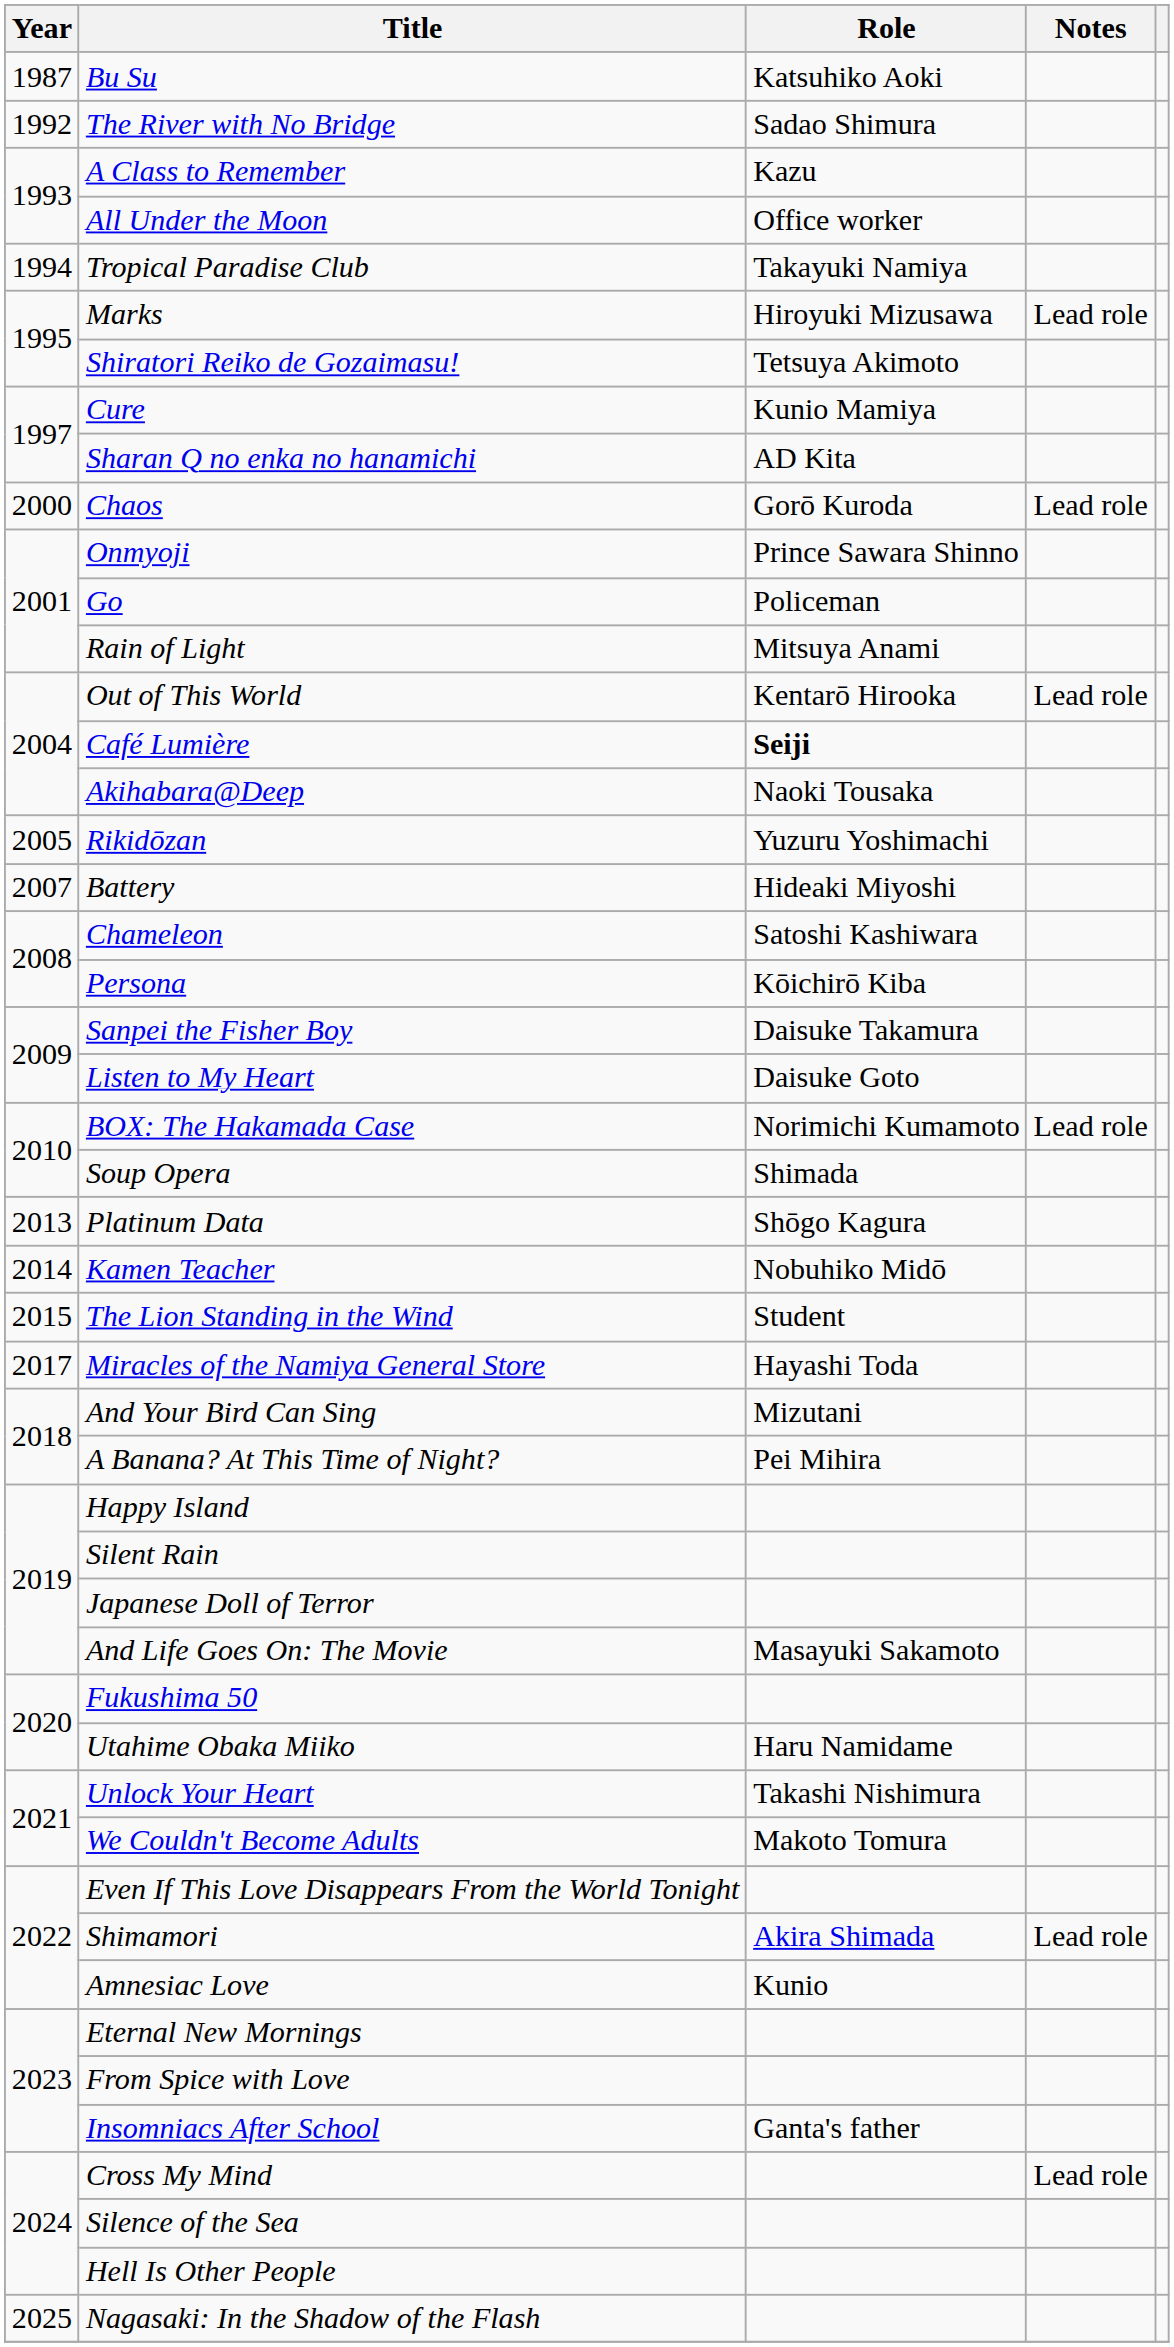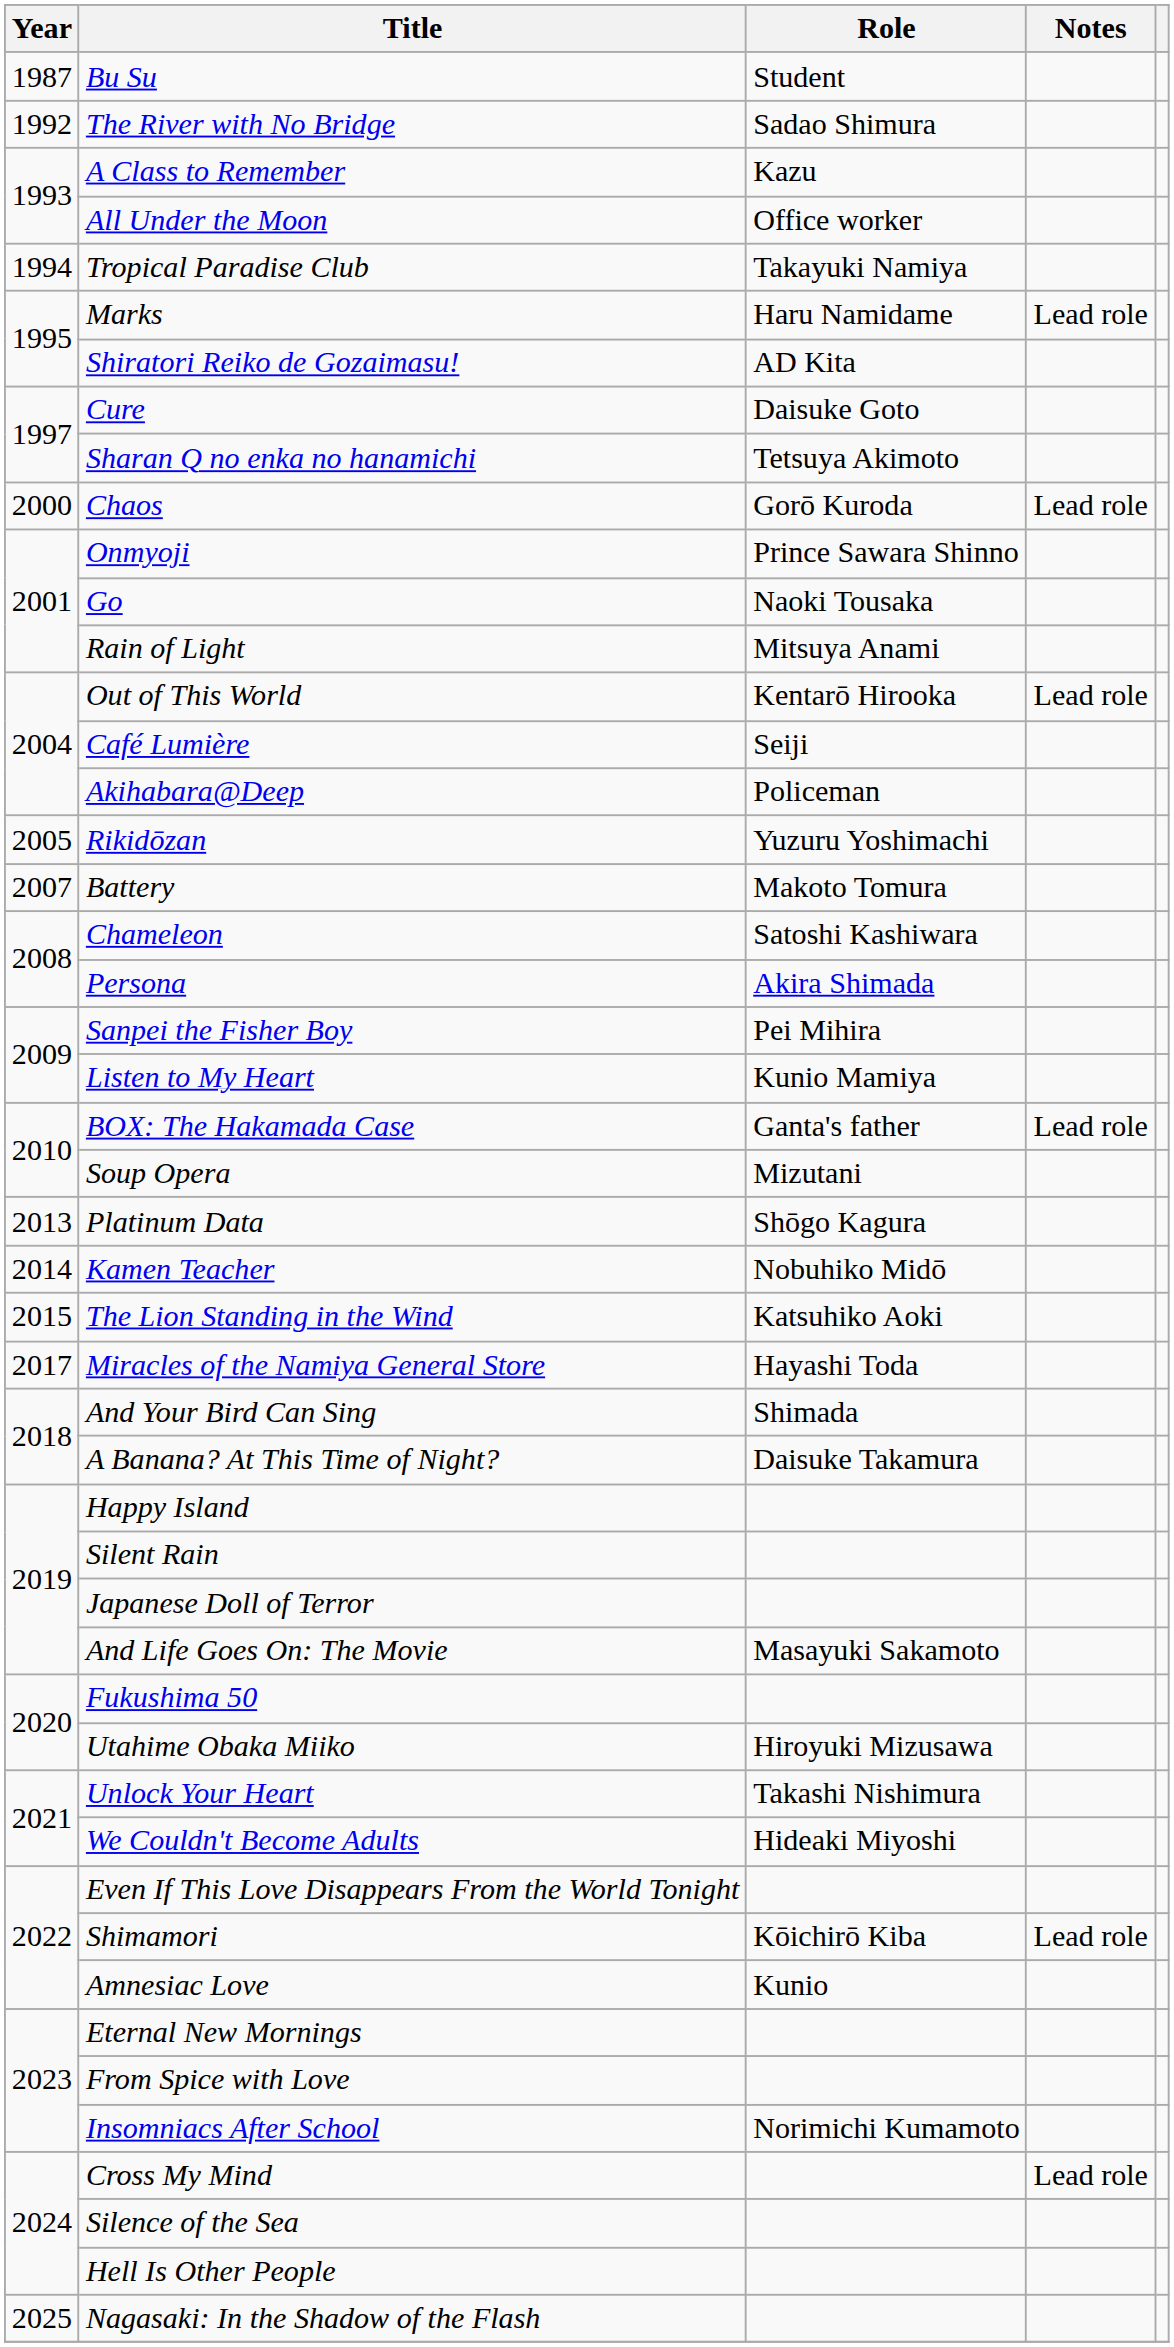(848, 76) Katsuhiko Aoki -> (799, 76) Student
(873, 314) Hiroyuki Mizusawa -> (853, 314) Haru Namidame
(856, 362) Tetsuya Akimoto -> (805, 362) AD Kita
(845, 409) Kunio Mamiya -> (836, 409) Daisuke Goto
(805, 457) AD Kita -> (856, 457) Tetsuya Akimoto
(817, 600) Policeman -> (843, 600) Naoki Tousaka
(782, 743) bold -> (781, 743) normal
(843, 791) Naoki Tousaka -> (817, 791) Policeman
(855, 887) Hideaki Miyoshi -> (850, 887) Makoto Tomura
(840, 982) Kōichirō Kiba -> (844, 982) Akira Shimada
(866, 1030) Daisuke Takamura -> (817, 1030) Pei Mihira
(836, 1077) Daisuke Goto -> (845, 1077) Kunio Mamiya
(886, 1125) Norimichi Kumamoto -> (836, 1125) Ganta's father
(806, 1173) Shimada -> (807, 1173) Mizutani
(799, 1316) Student -> (848, 1316) Katsuhiko Aoki
(807, 1411) Mizutani -> (806, 1411) Shimada
(817, 1459) Pei Mihira -> (866, 1459) Daisuke Takamura
(853, 1745) Haru Namidame -> (873, 1745) Hiroyuki Mizusawa
(850, 1841) Makoto Tomura -> (855, 1841) Hideaki Miyoshi
(844, 1936) Akira Shimada -> (840, 1936) Kōichirō Kiba
(836, 2127) Ganta's father -> (886, 2127) Norimichi Kumamoto
